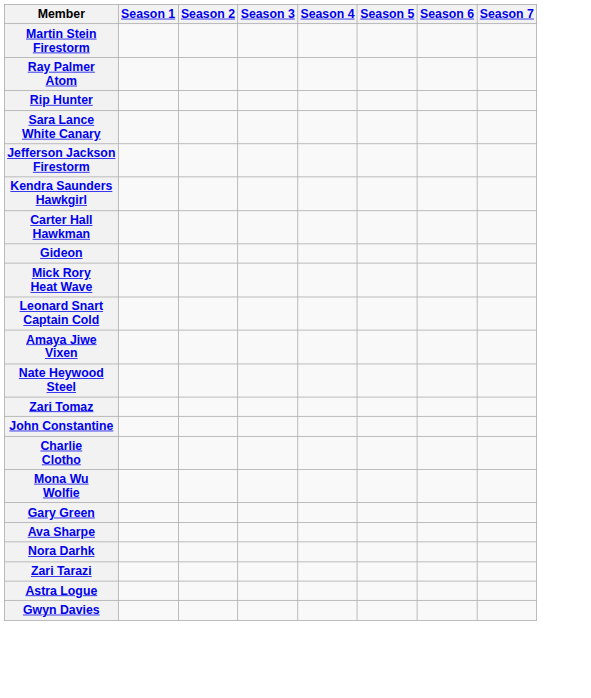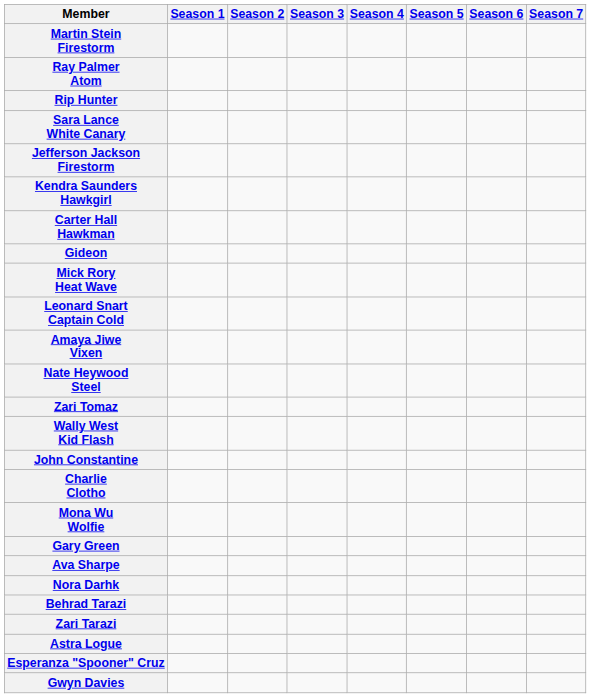+ row: (86, 433)
+ row: (86, 604)
+ row: (86, 663)
